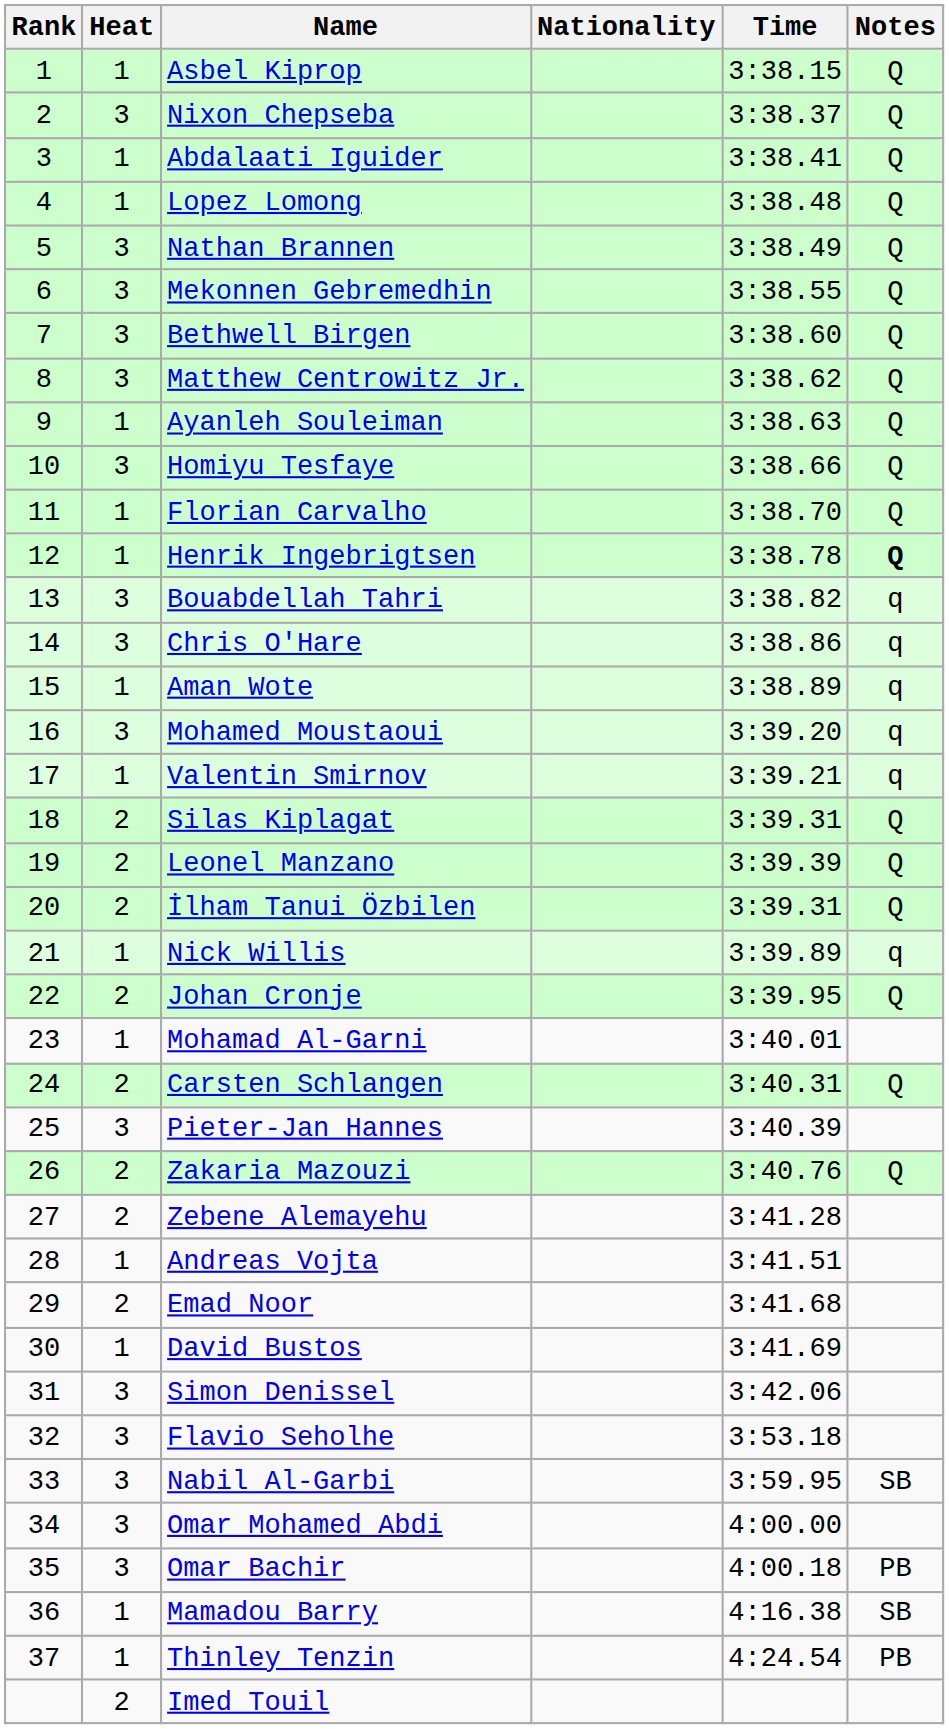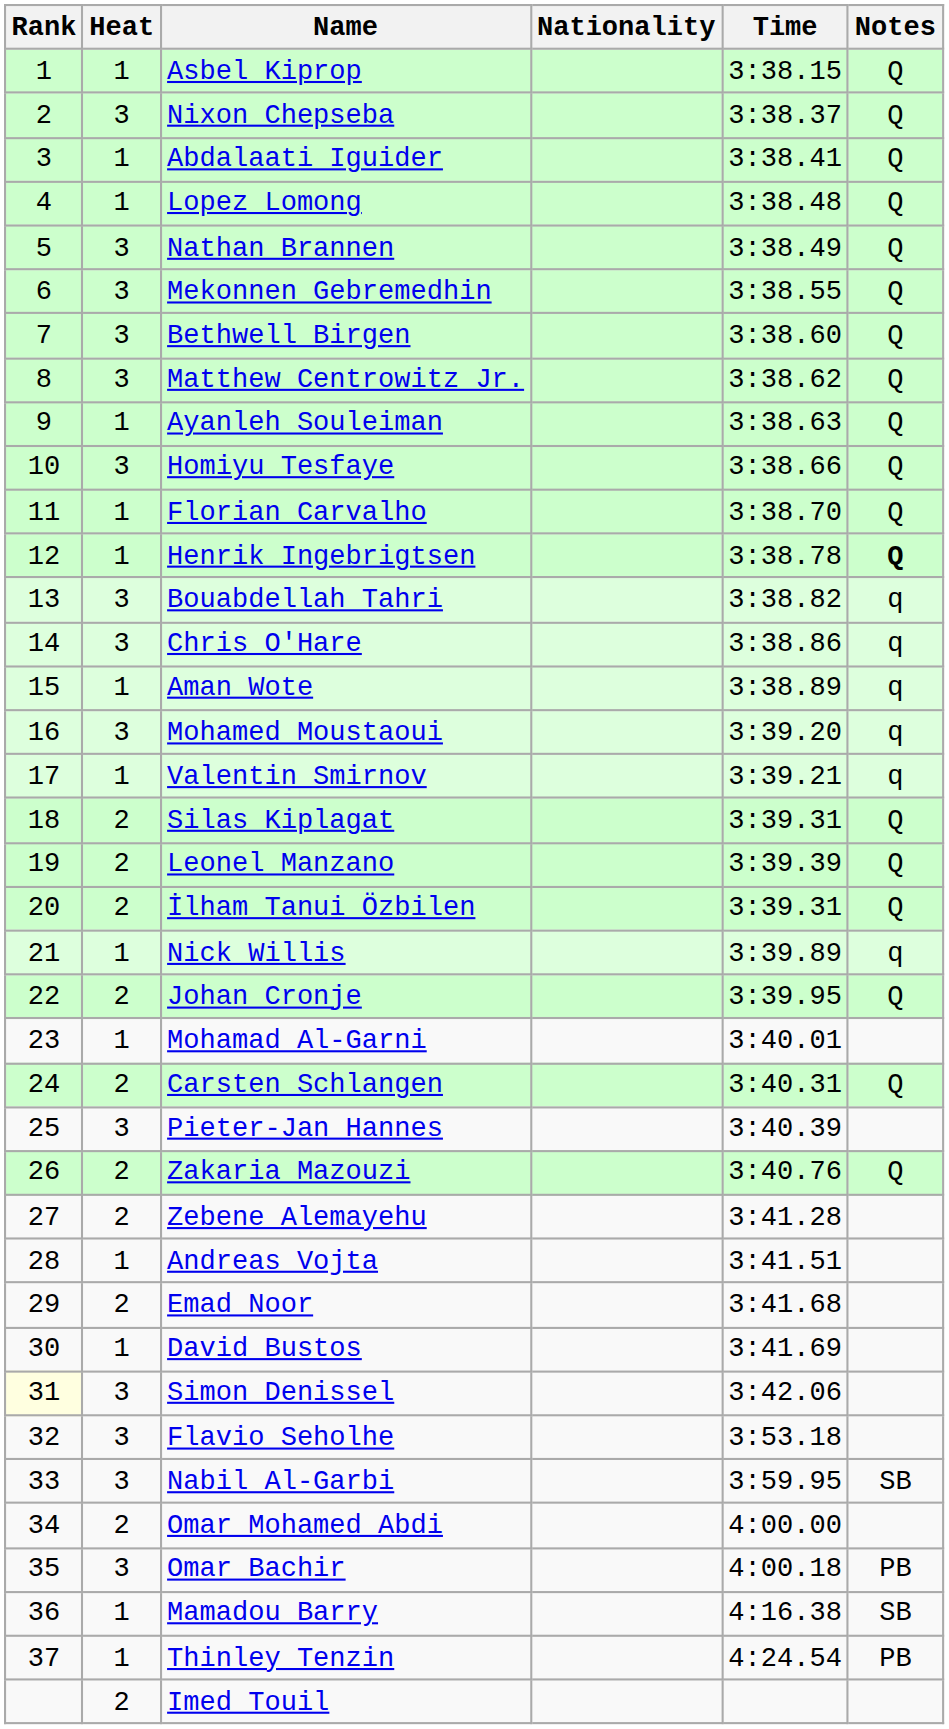(44, 1393) no background -> (44, 1393) lightyellow background
(122, 1525) 3 -> (122, 1525) 2
